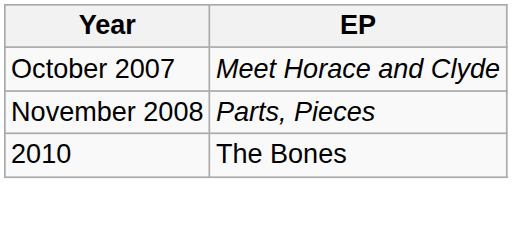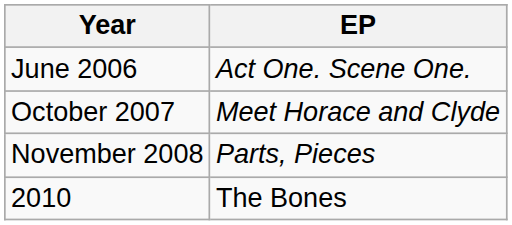+ row: (74, 68)
